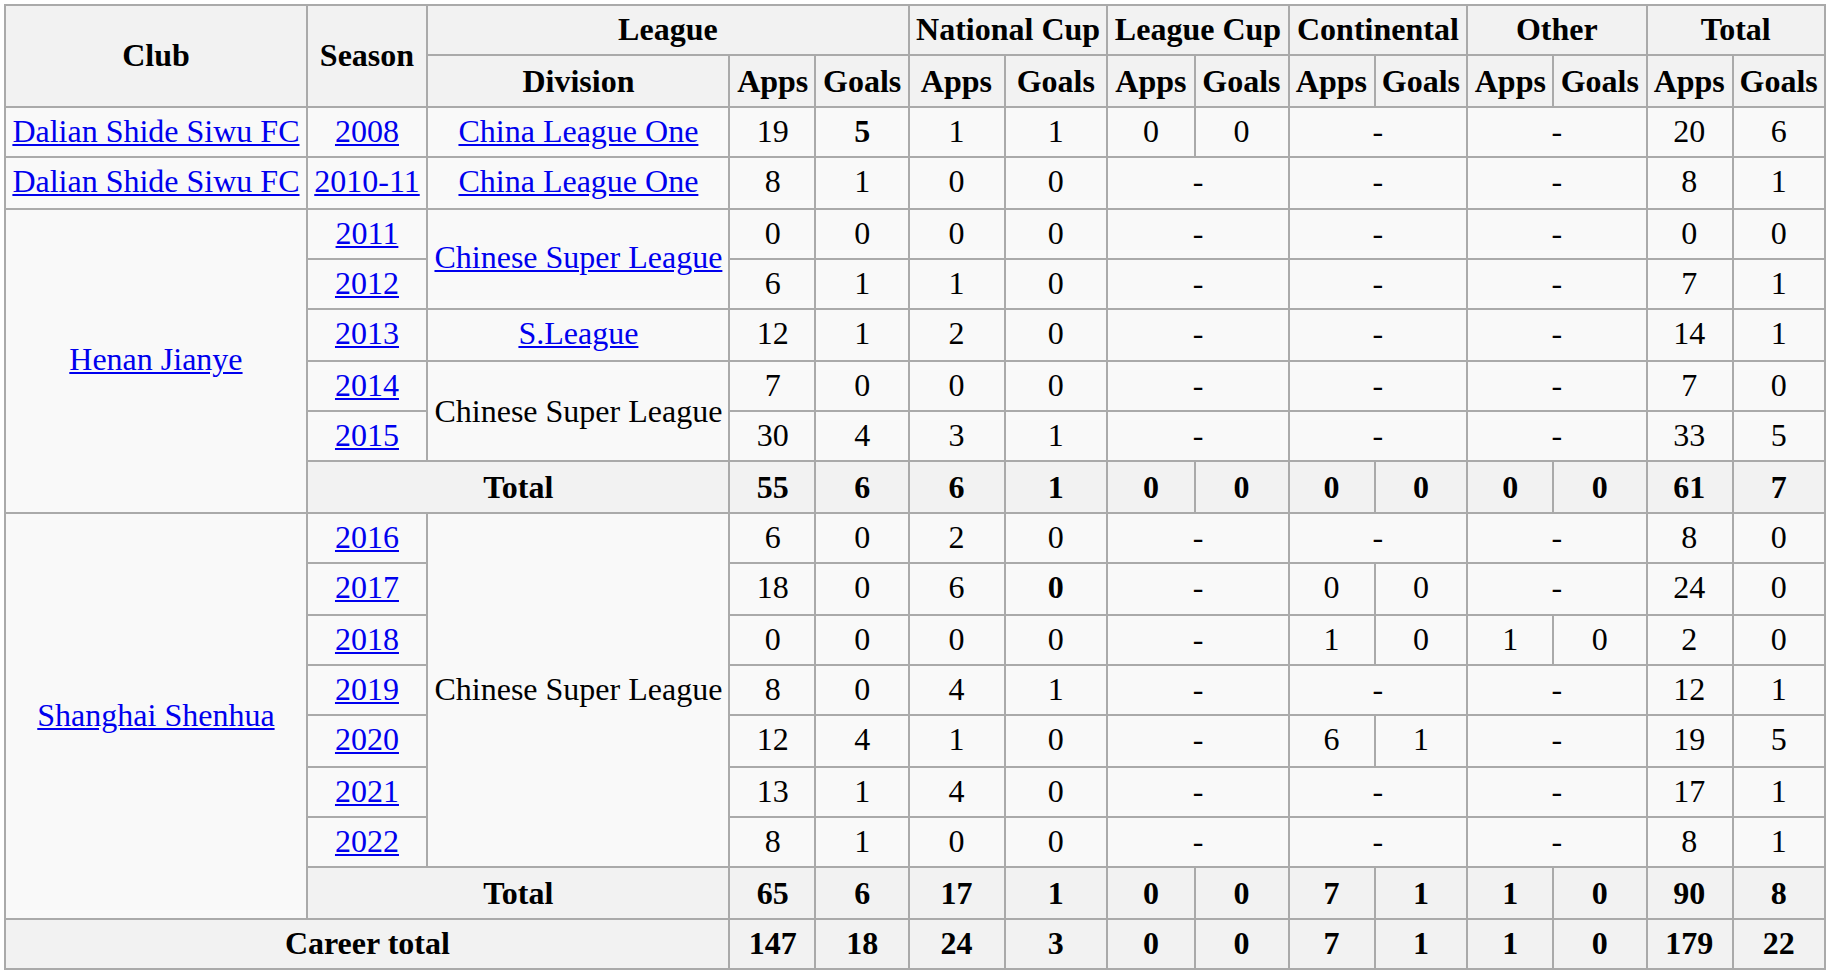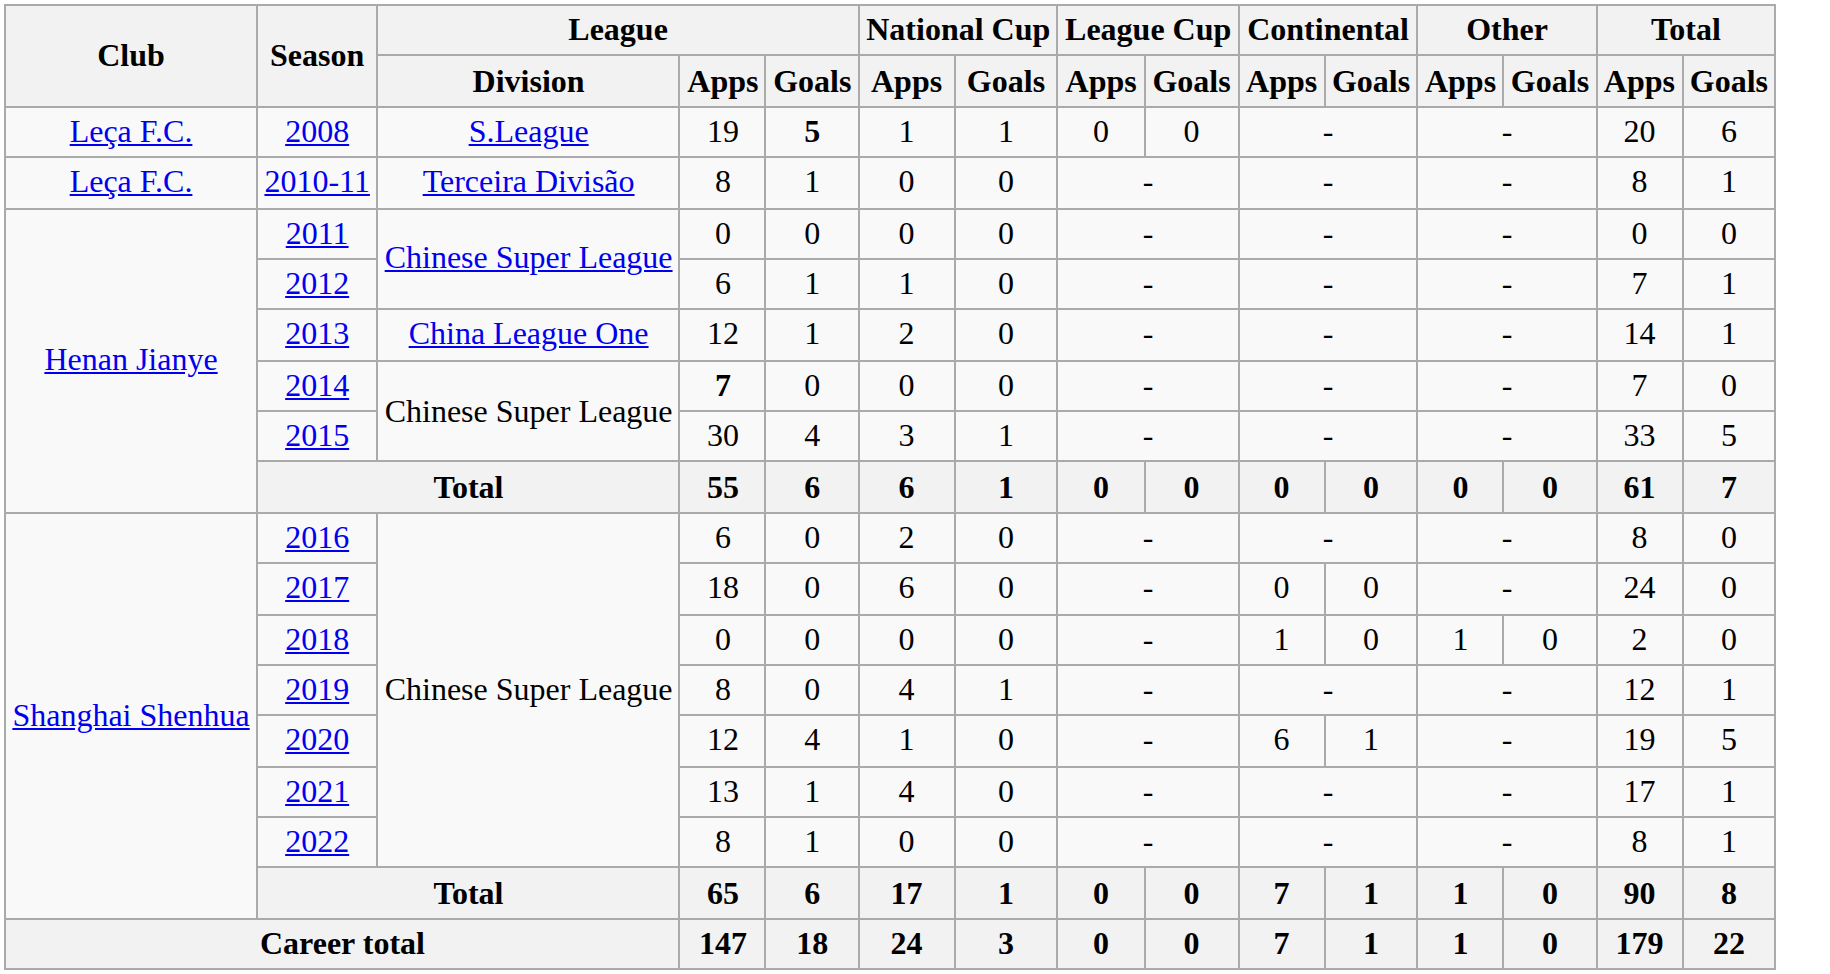(156, 131) Dalian Shide Siwu FC -> (131, 131) Leça F.C.
(578, 131) China League One -> (529, 131) S.League
(156, 182) Dalian Shide Siwu FC -> (131, 182) Leça F.C.
(578, 182) China League One -> (529, 182) Terceira Divisão
(578, 334) S.League -> (529, 334) China League One
(773, 385) normal -> (723, 385) bold
(1056, 588) bold -> (1006, 588) normal
